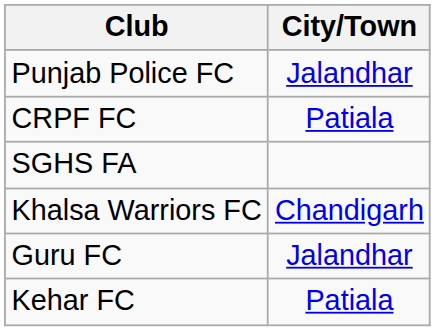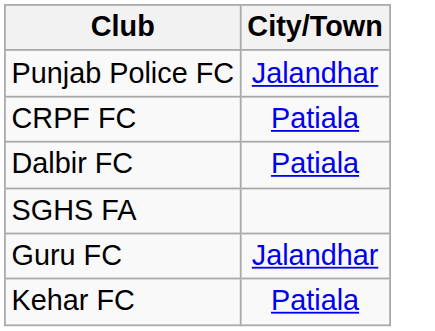+ row: (72, 164)
- row: (137, 210)
